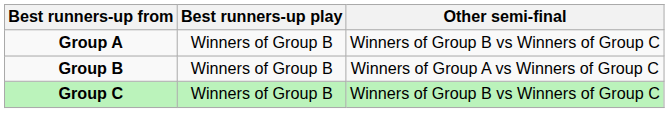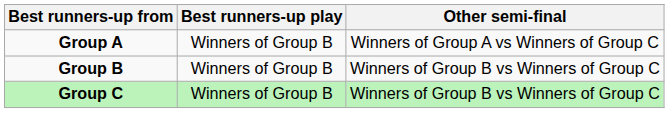(505, 42) Winners of Group B vs Winners of Group C -> (505, 42) Winners of Group A vs Winners of Group C
(505, 68) Winners of Group A vs Winners of Group C -> (505, 68) Winners of Group B vs Winners of Group C
